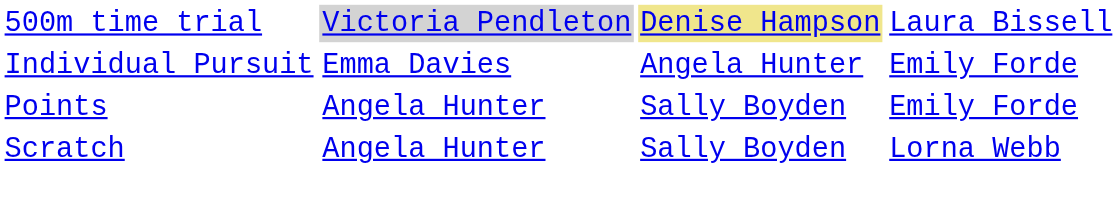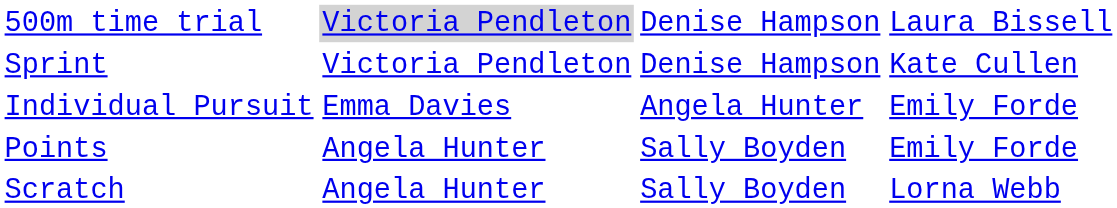(760, 24) khaki background -> (760, 24) no background
+ row: (56, 65)
